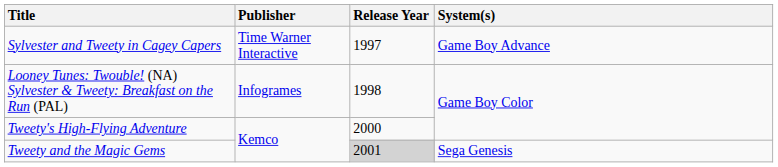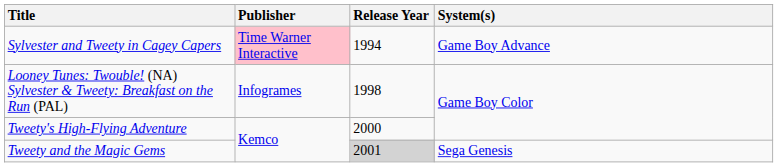(274, 45) no background -> (274, 45) pink background
(367, 45) 1997 -> (367, 45) 1994
